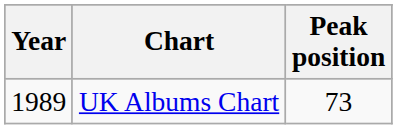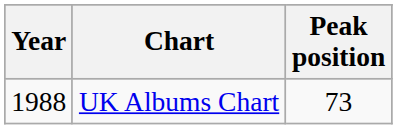(39, 100) 1989 -> (39, 100) 1988
